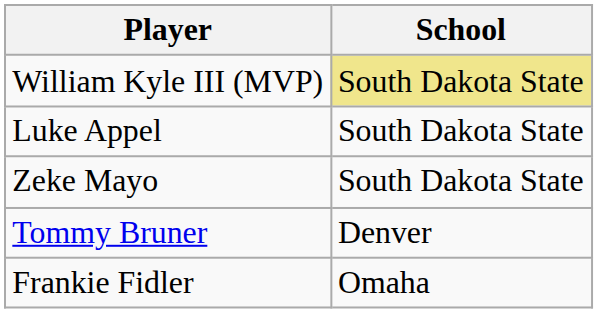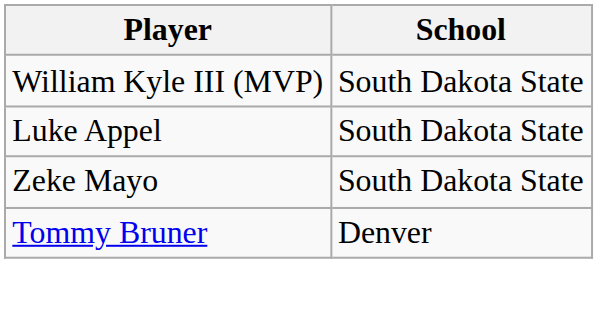(461, 80) khaki background -> (461, 80) no background
- row: (103, 282)
